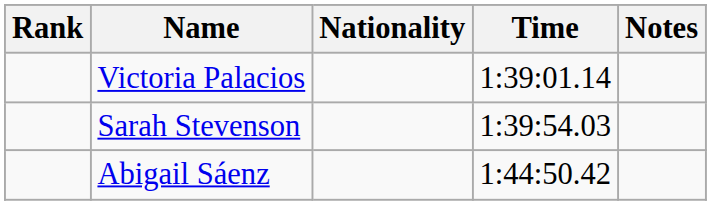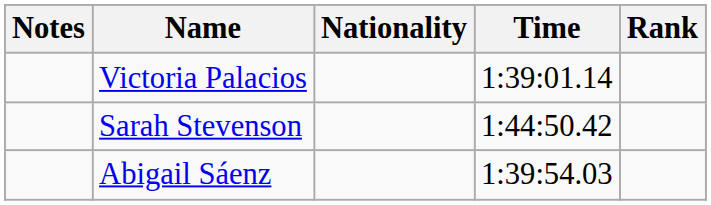columns swapped: (48, 28) <-> (662, 28)
(545, 125) 1:39:54.03 -> (547, 125) 1:44:50.42
(545, 174) 1:44:50.42 -> (547, 174) 1:39:54.03
